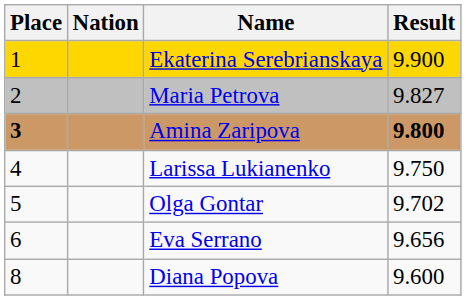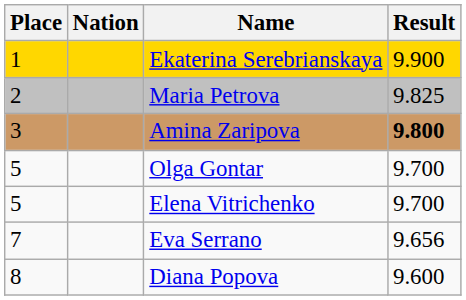(419, 95) 9.827 -> (419, 95) 9.825
(16, 131) bold -> (16, 131) normal
- row: (240, 167)
(419, 204) 9.702 -> (419, 167) 9.700
+ row: (232, 204)
(16, 240) 6 -> (16, 240) 7
